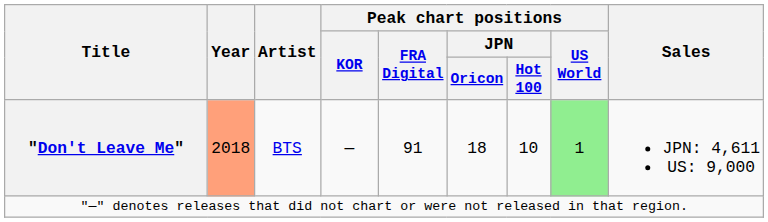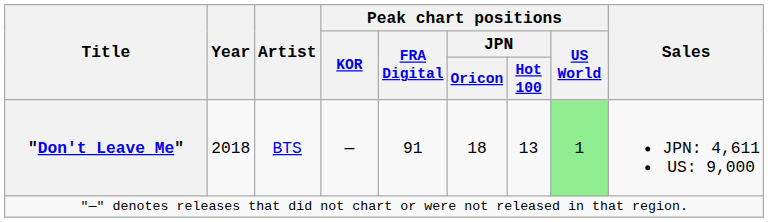(231, 148) lightsalmon background -> (231, 148) no background
(529, 148) 10 -> (529, 148) 13
